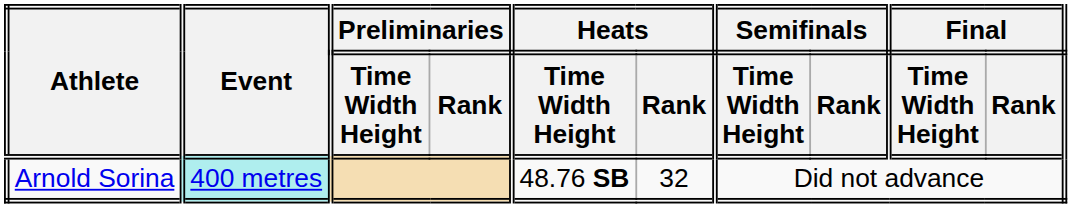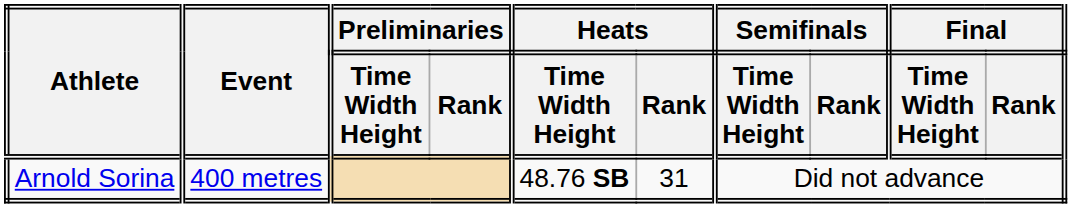(256, 179) paleturquoise background -> (256, 179) no background
(674, 179) 32 -> (674, 179) 31
